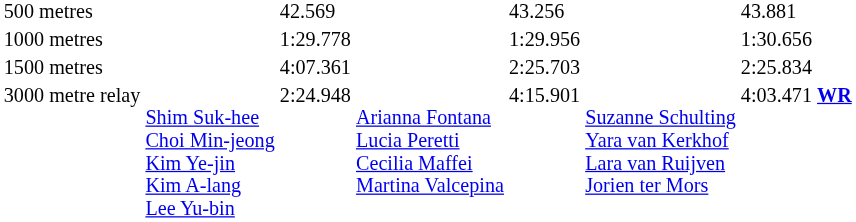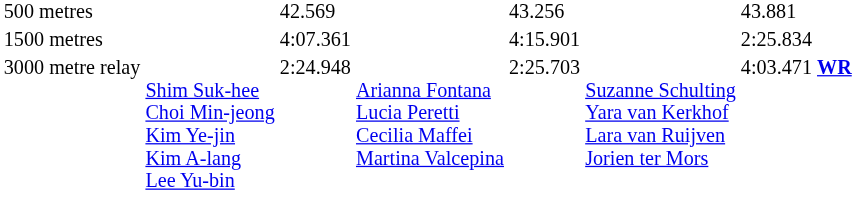- row: (53, 39)
(545, 67) 2:25.703 -> (545, 39) 4:15.901
(545, 95) 4:15.901 -> (545, 67) 2:25.703
